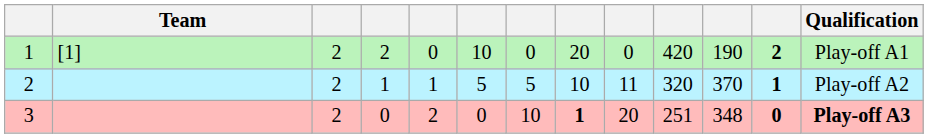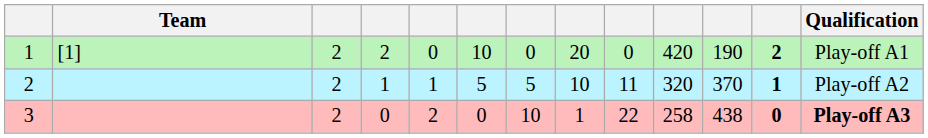(580, 116) bold -> (580, 116) normal
(628, 116) 20 -> (628, 116) 22
(678, 116) 251 -> (678, 116) 258
(728, 116) 348 -> (728, 116) 438
